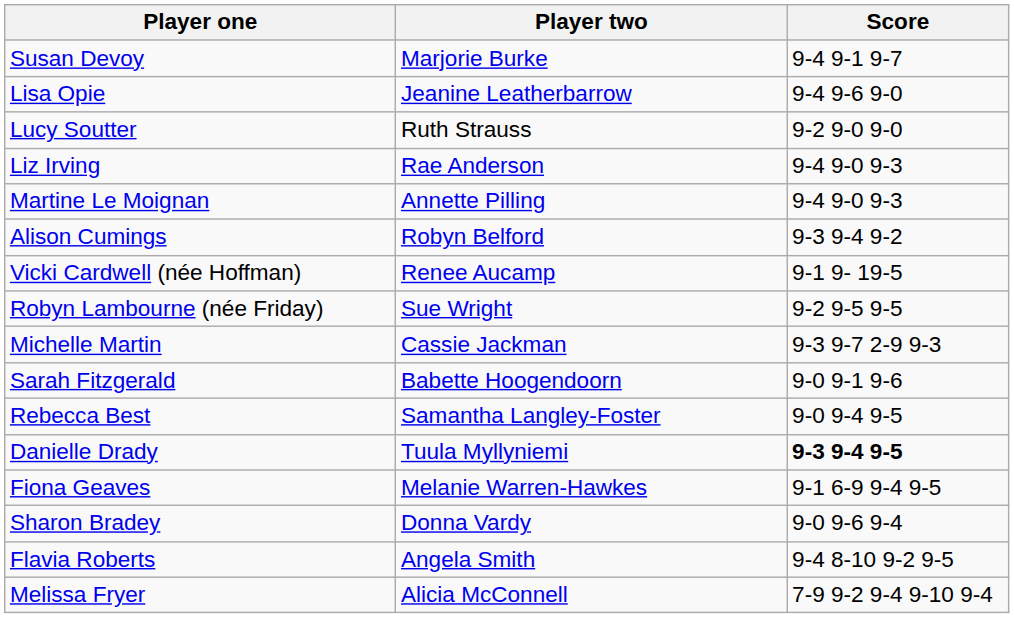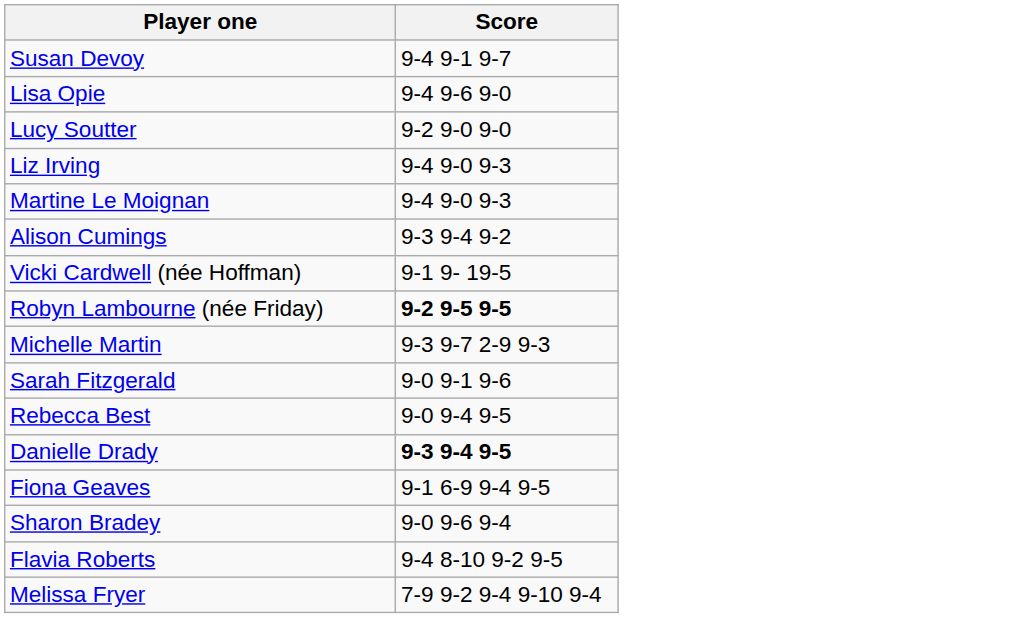- column: (591, 22)
(847, 308) normal -> (456, 308) bold
